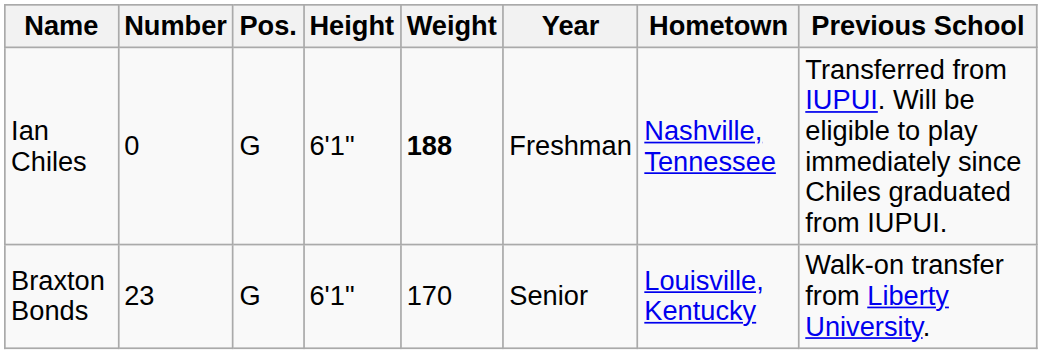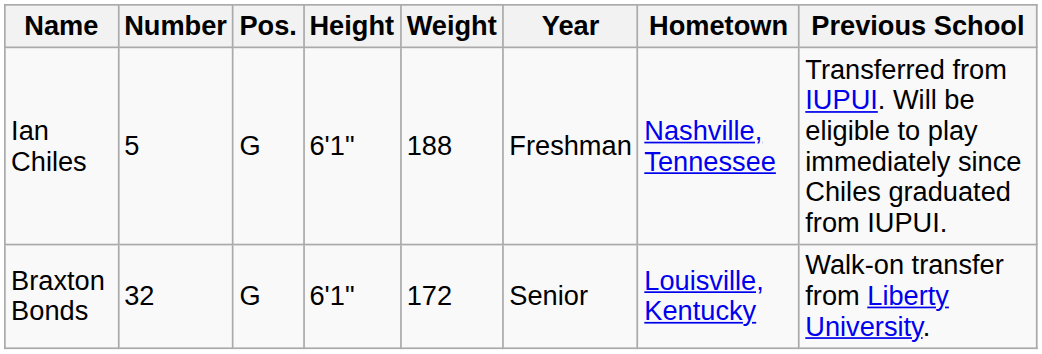(132, 145) 0 -> (132, 145) 5
(429, 145) bold -> (429, 145) normal
(139, 295) 23 -> (139, 295) 32
(429, 295) 170 -> (429, 295) 172
